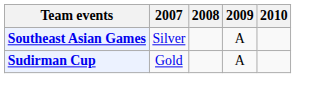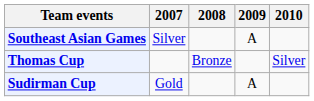+ row: (46, 61)
